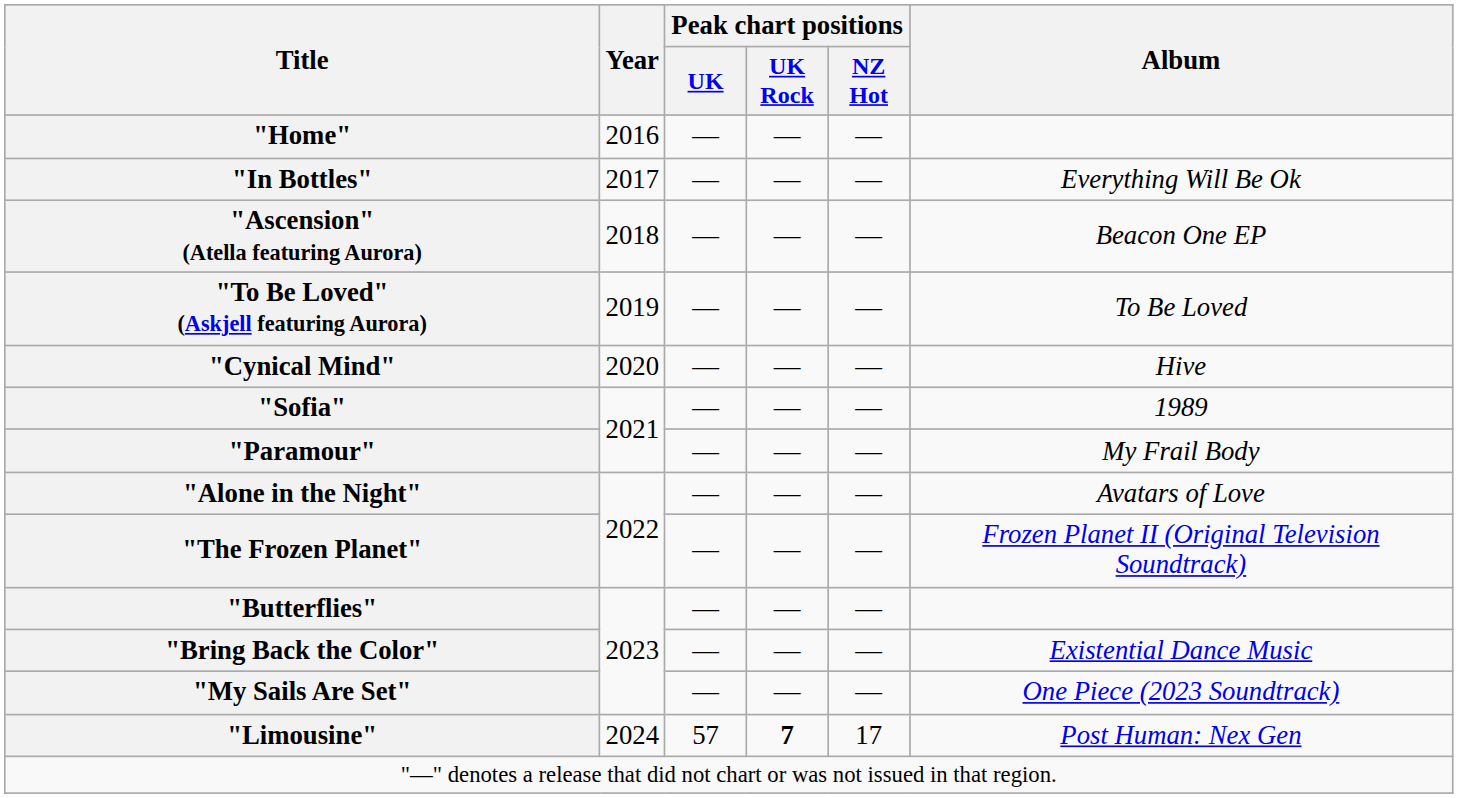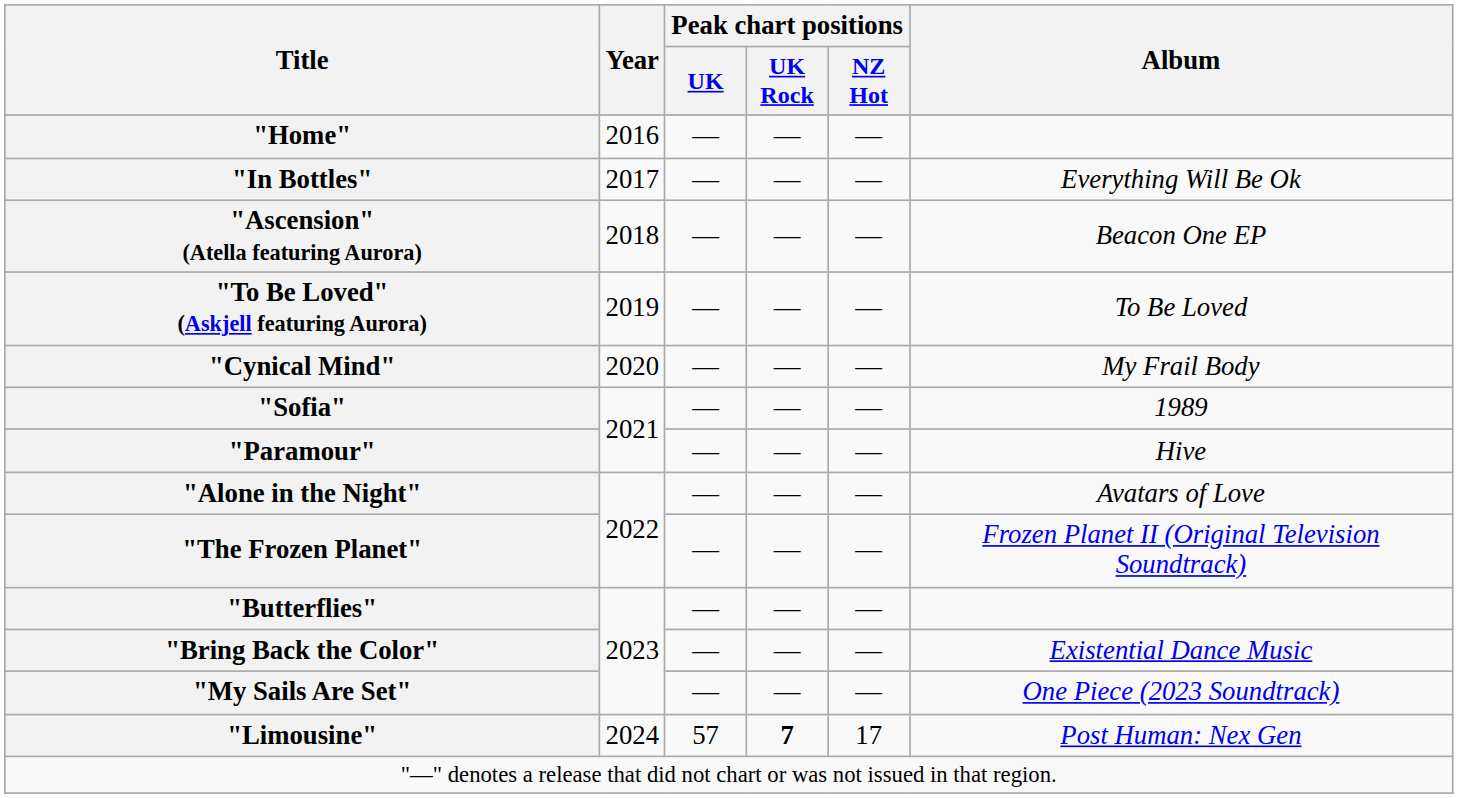(1181, 365) Hive -> (1181, 365) My Frail Body
(1181, 450) My Frail Body -> (1181, 450) Hive
